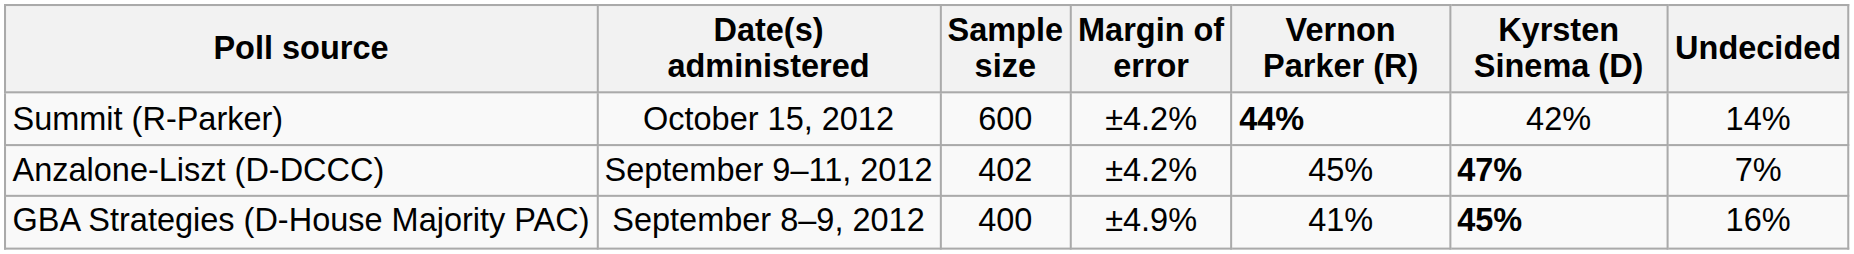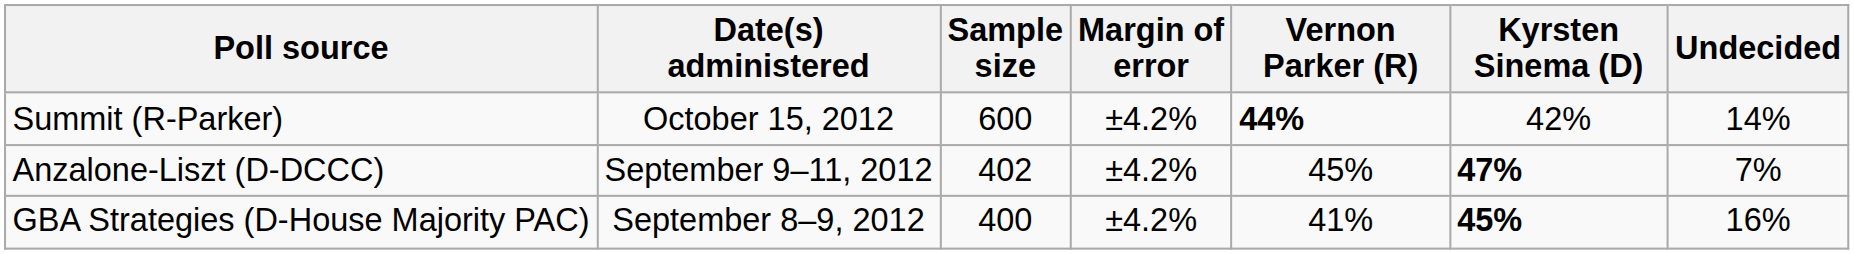(1151, 221) ±4.9% -> (1151, 221) ±4.2%
